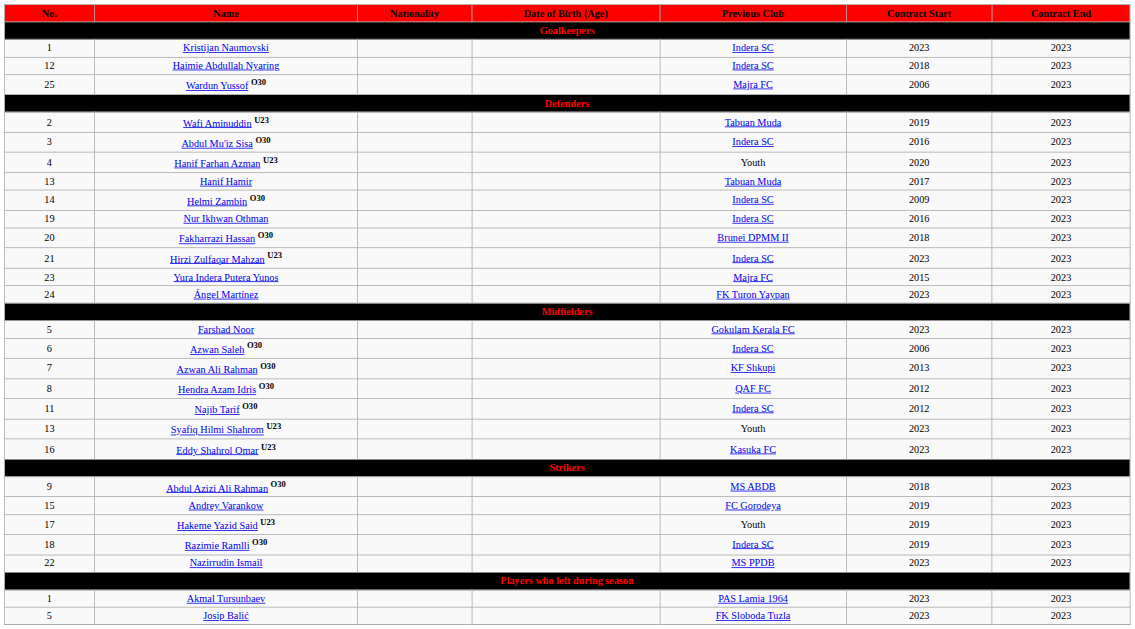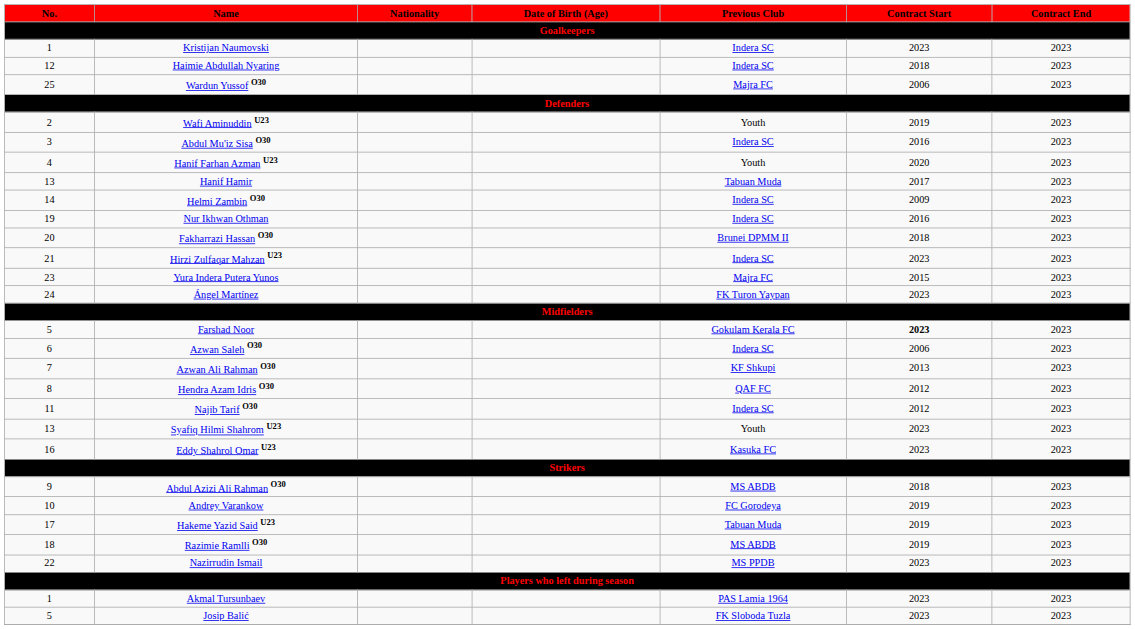(753, 122) Tabuan Muda -> (753, 122) Youth
(919, 329) normal -> (919, 329) bold
(49, 505) 15 -> (49, 505) 10
(753, 524) Youth -> (753, 524) Tabuan Muda
(753, 544) Indera SC -> (753, 544) MS ABDB
